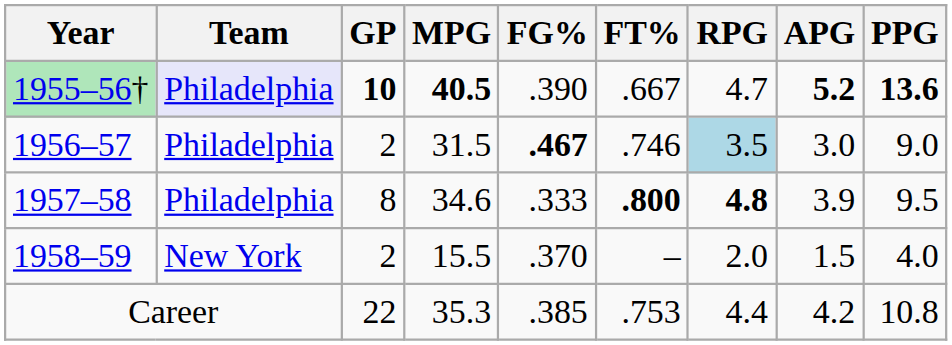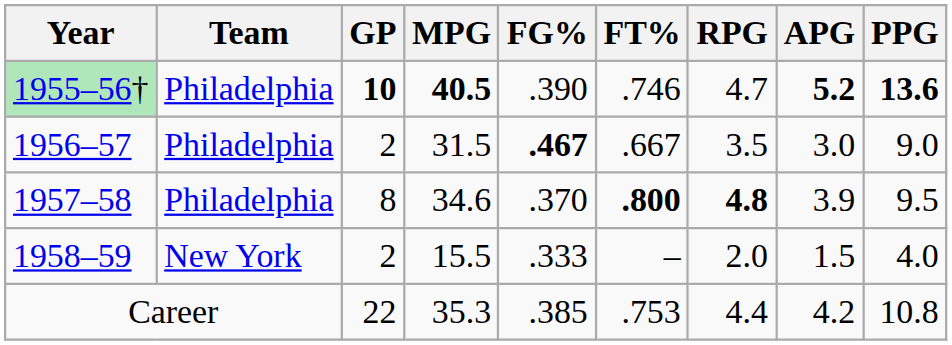(249, 88) lavender background -> (249, 88) no background
(651, 88) .667 -> (651, 88) .746
(651, 144) .746 -> (651, 144) .667
(747, 144) lightblue background -> (747, 144) no background
(558, 200) .333 -> (558, 200) .370
(558, 256) .370 -> (558, 256) .333
